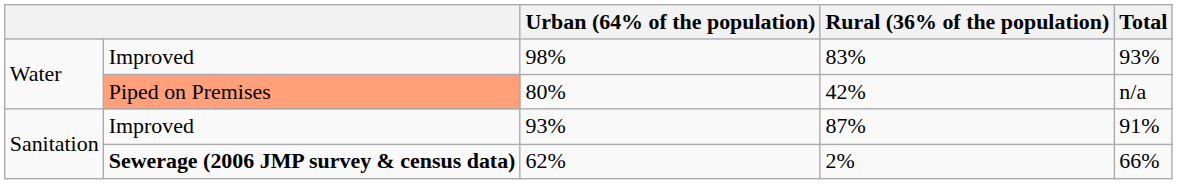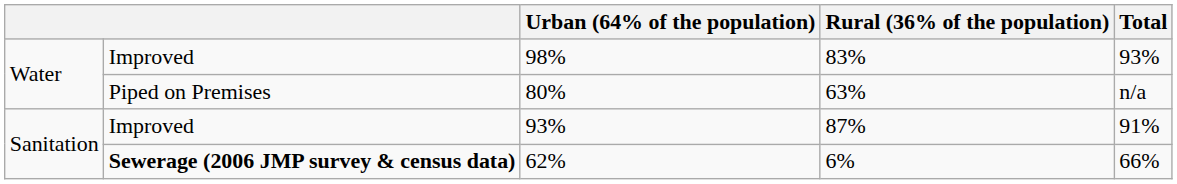(190, 91) lightsalmon background -> (190, 91) no background
(846, 91) 42% -> (846, 91) 63%
(840, 160) 2% -> (840, 160) 6%
